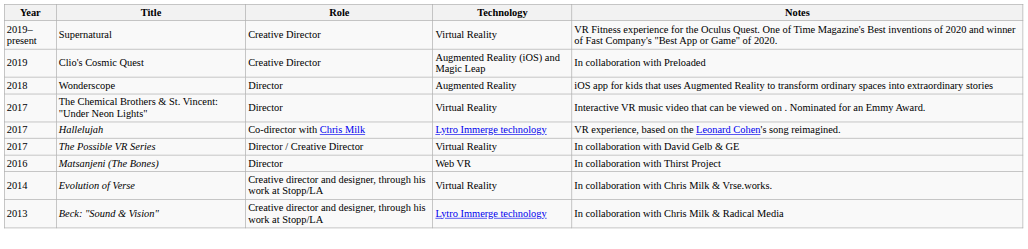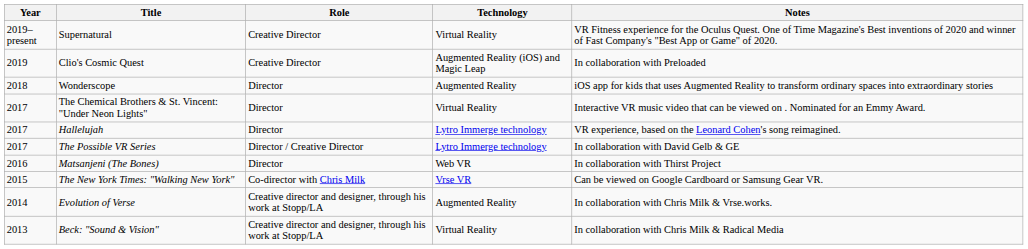(307, 130) Co-director with Chris Milk -> (265, 130) Director
(466, 146) Virtual Reality -> (491, 146) Lytro Immerge technology
+ row: (147, 179)
(466, 185) Virtual Reality -> (476, 202) Augmented Reality
(491, 213) Lytro Immerge technology -> (466, 230) Virtual Reality
